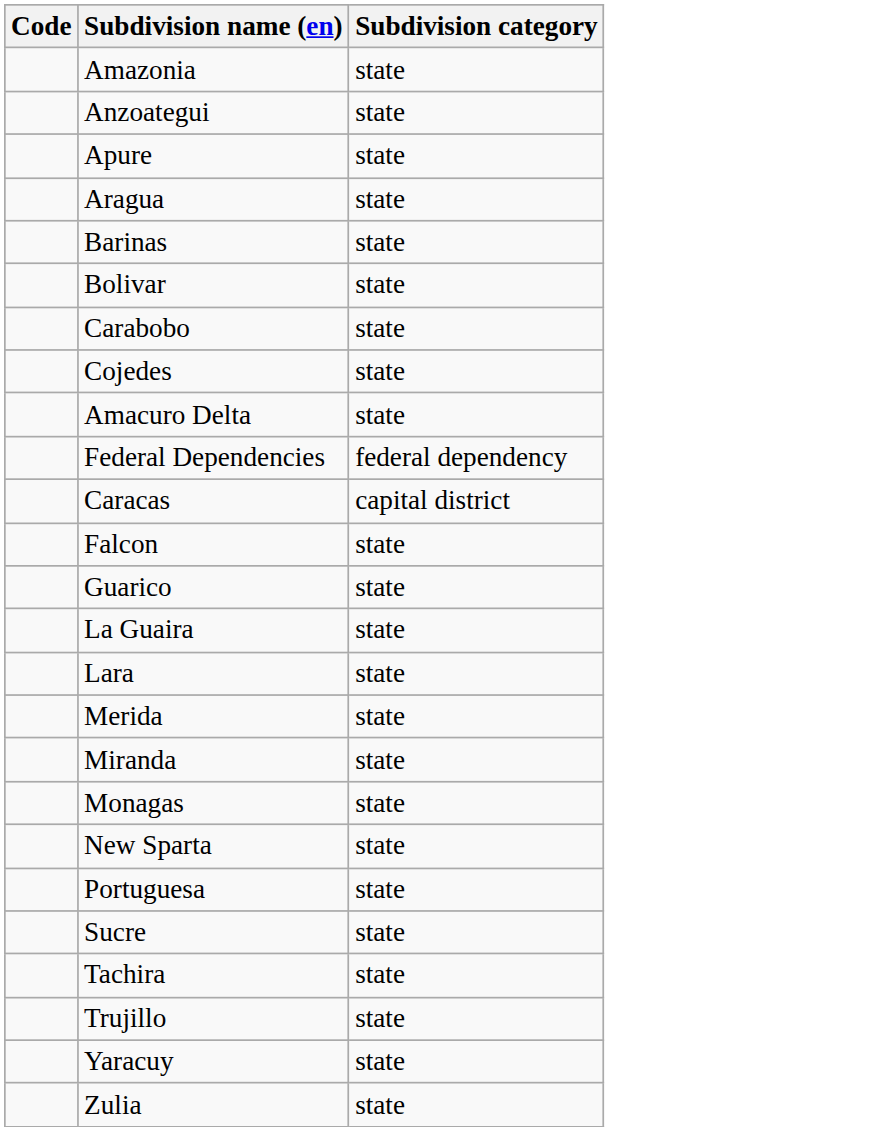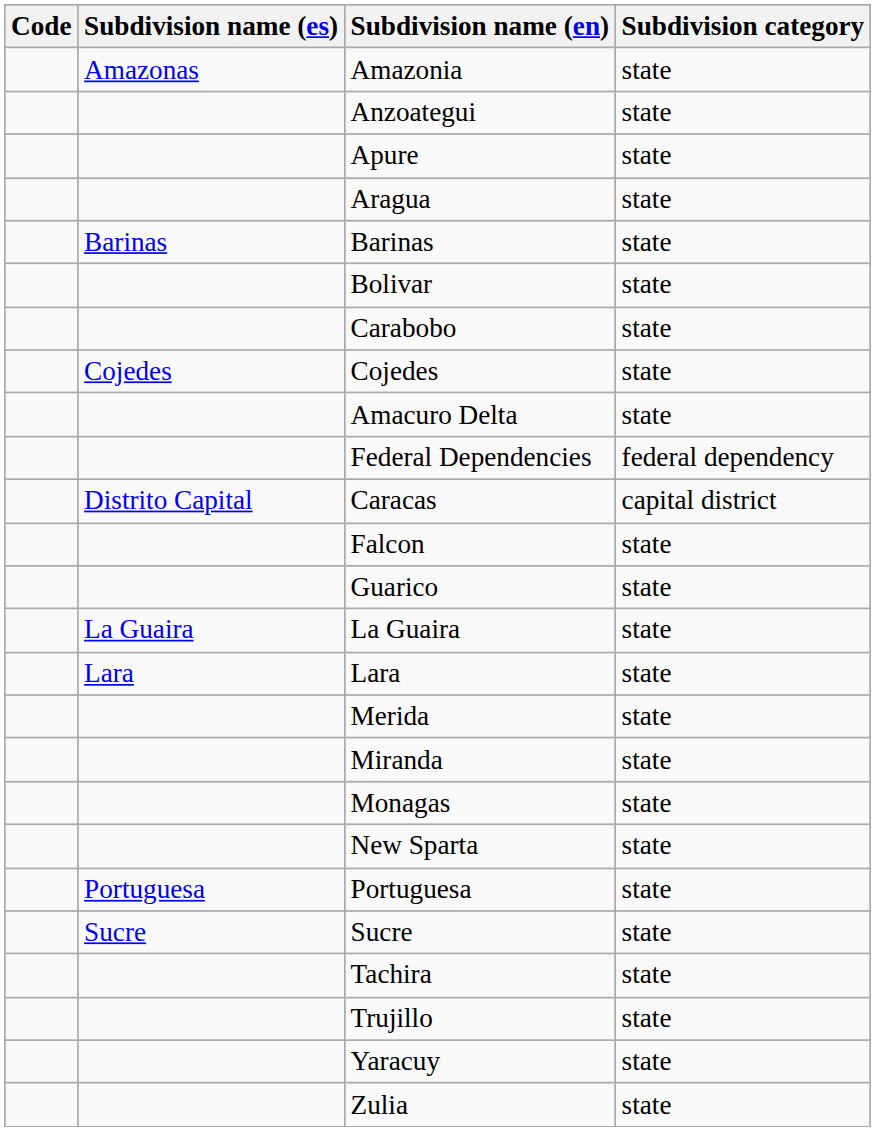+ column: (211, 26)
